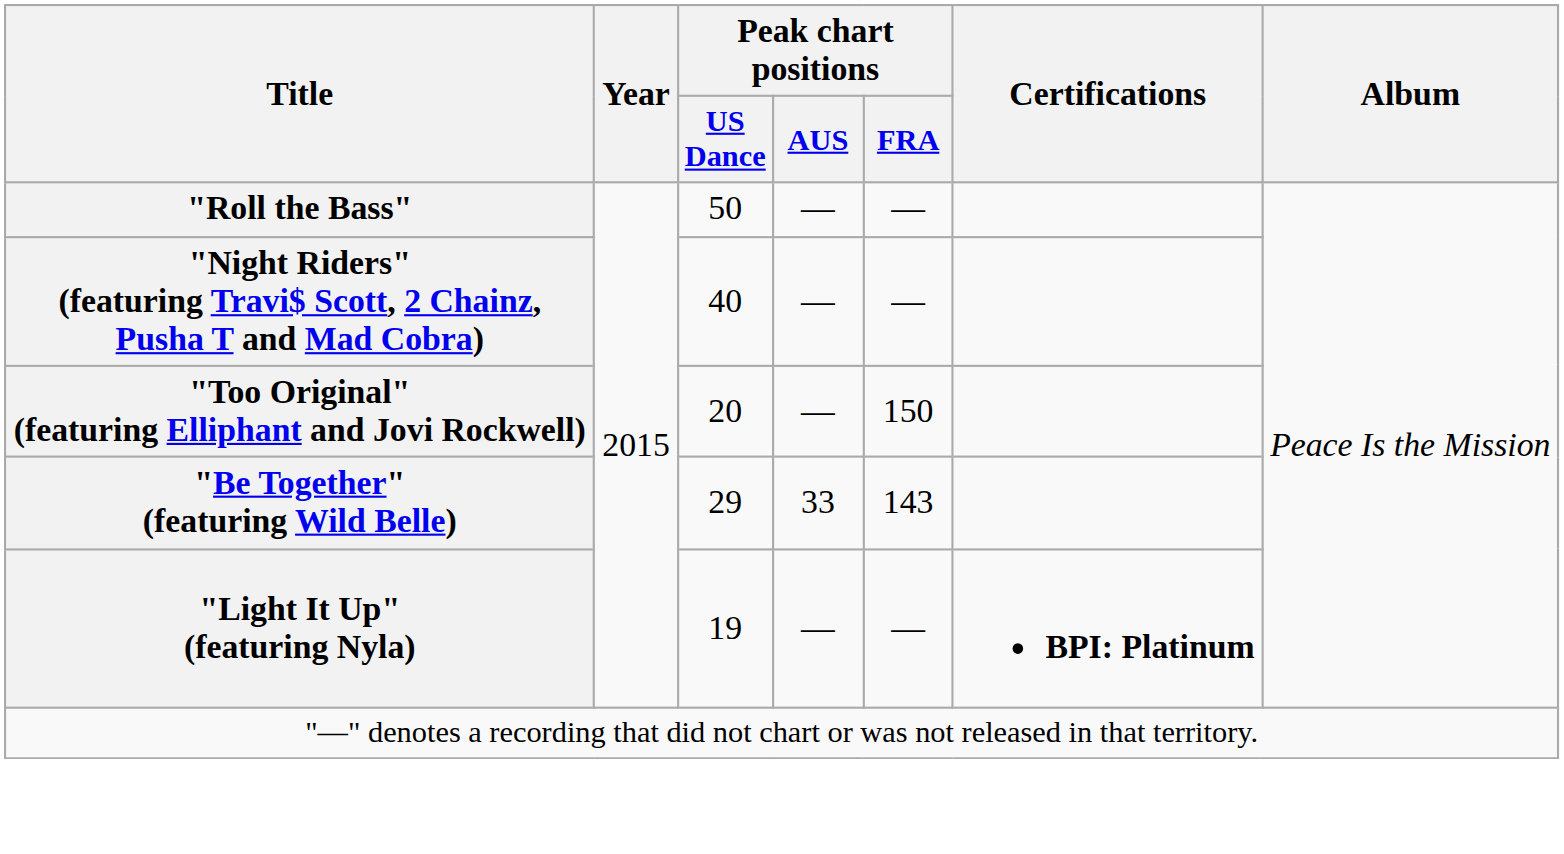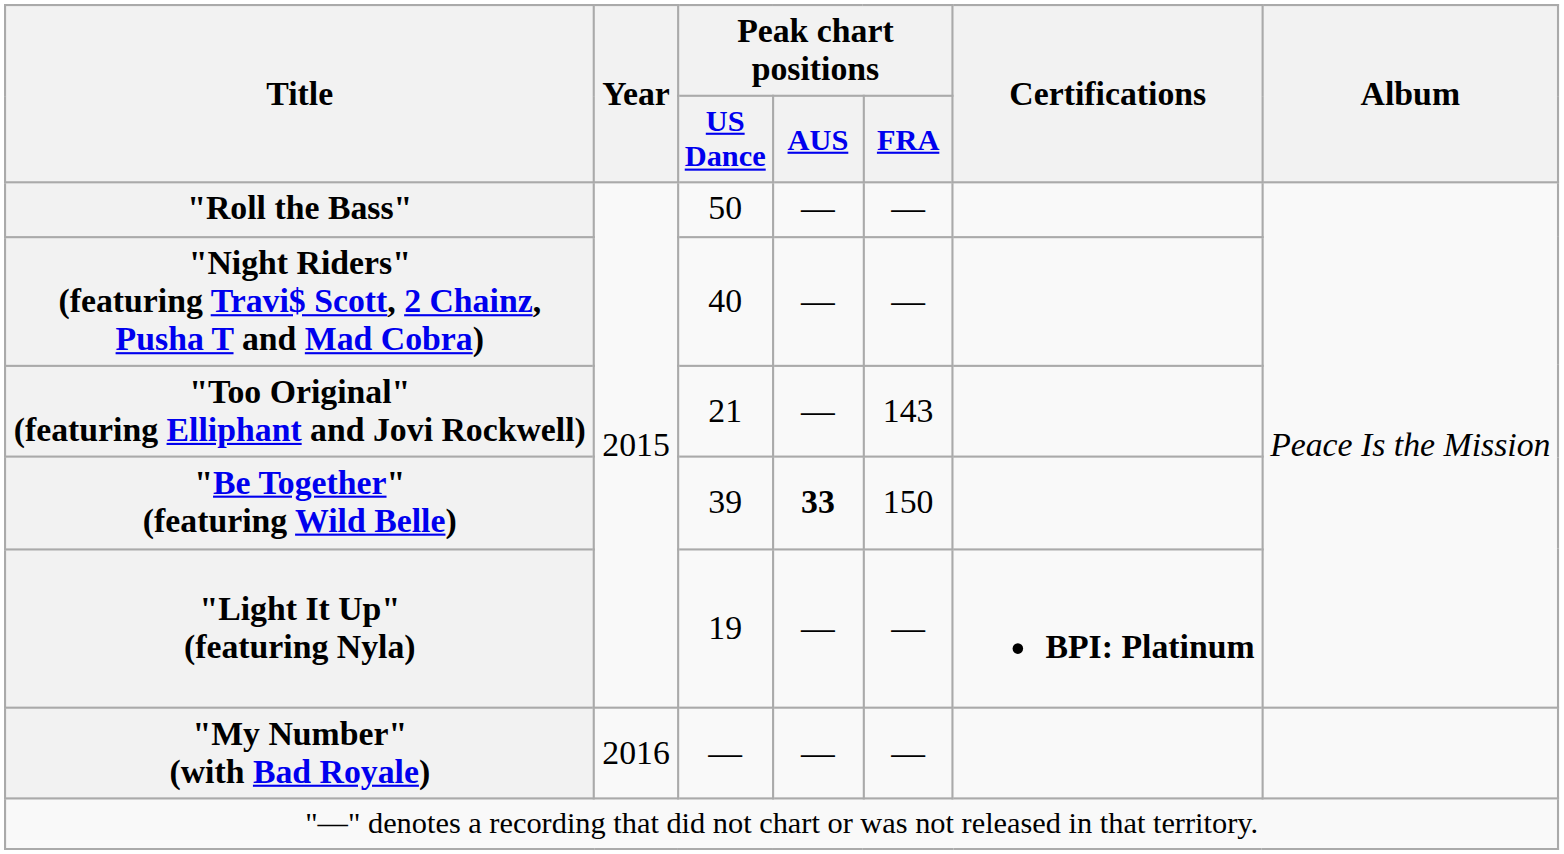(725, 410) 20 -> (725, 410) 21
(908, 410) 150 -> (908, 410) 143
(725, 502) 29 -> (725, 502) 39
(818, 502) normal -> (818, 502) bold
(908, 502) 143 -> (908, 502) 150
+ row: (300, 752)
